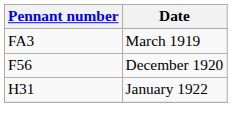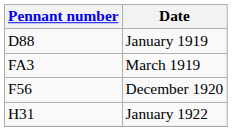+ row: (167, 41)
